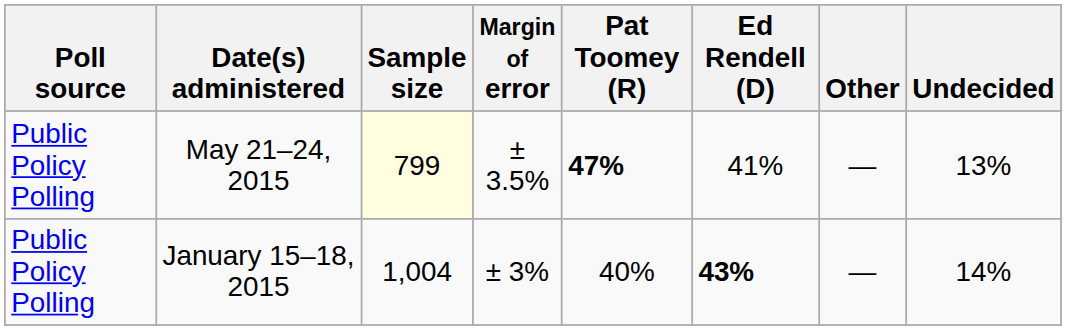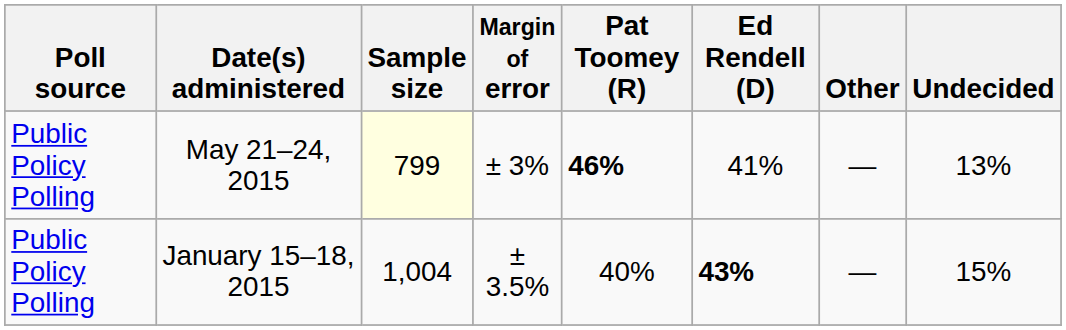(517, 164) ± 3.5% -> (517, 164) ± 3%
(596, 164) 47% -> (596, 164) 46%
(517, 271) ± 3% -> (517, 271) ± 3.5%
(983, 271) 14% -> (983, 271) 15%
